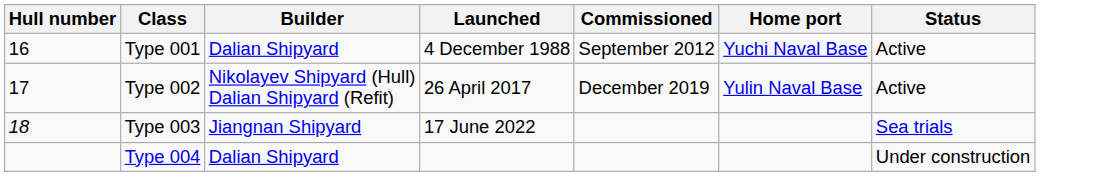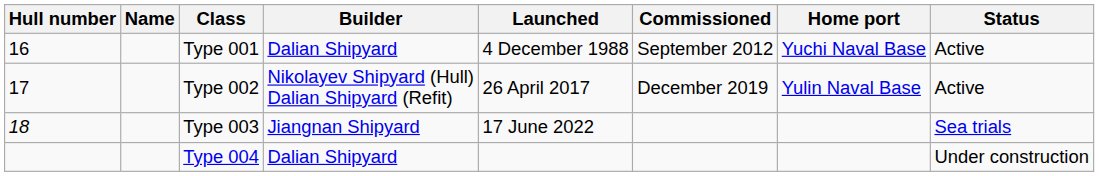+ column: (150, 19)
